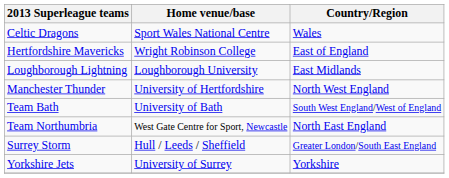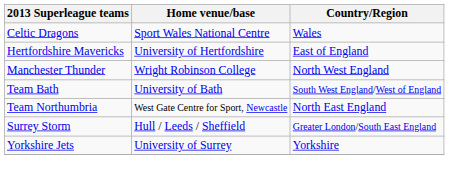(195, 51) Wright Robinson College -> (199, 51) University of Hertfordshire
- row: (67, 70)
(199, 88) University of Hertfordshire -> (195, 70) Wright Robinson College
